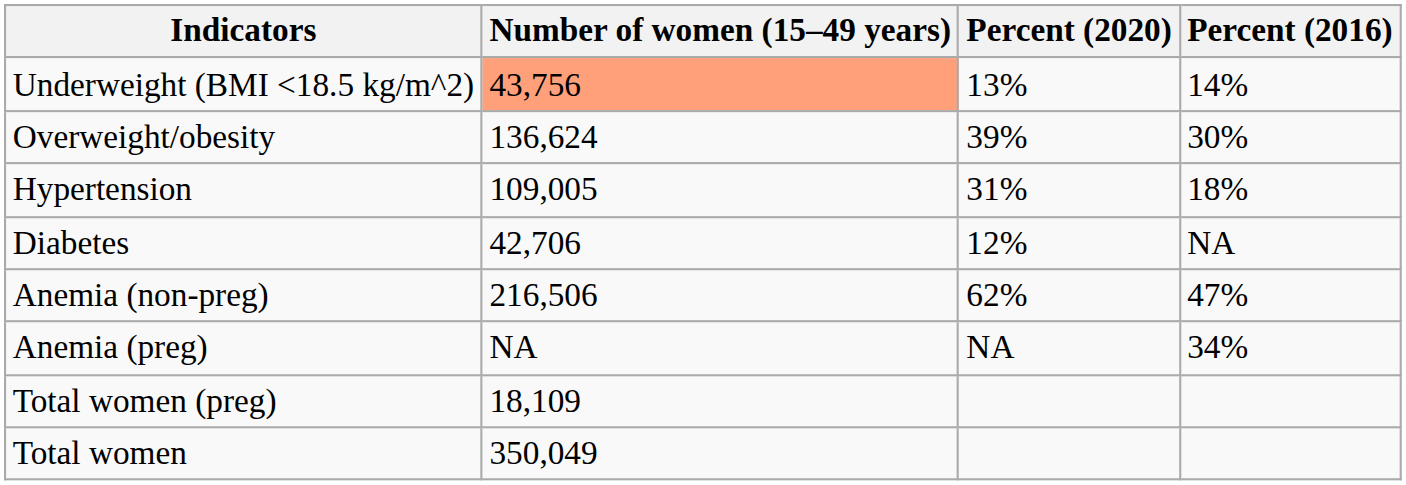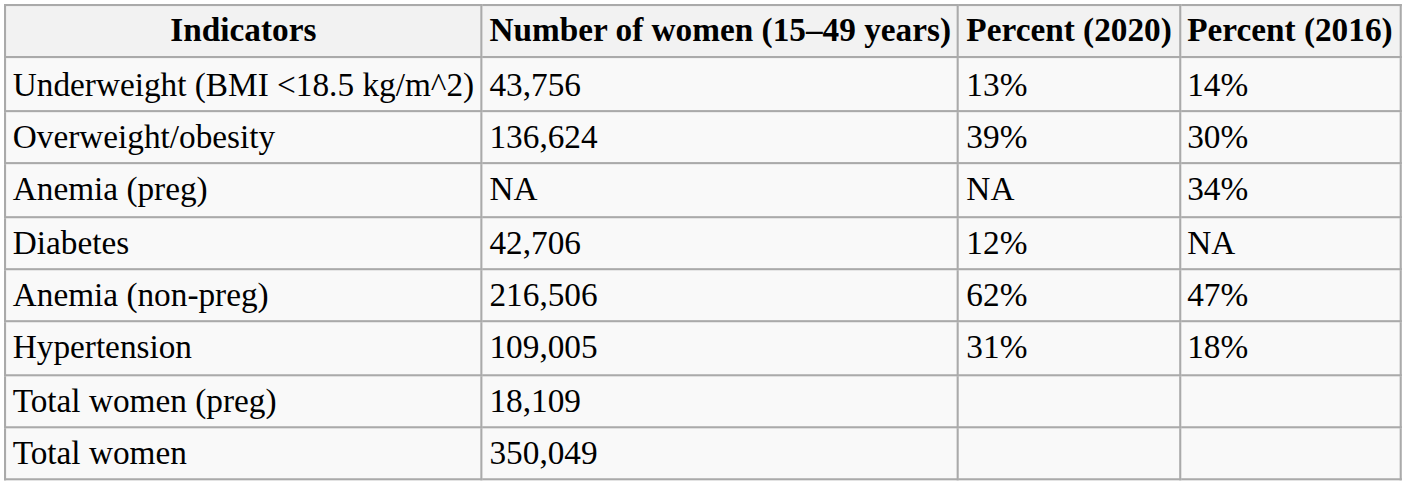(535, 83) lightsalmon background -> (535, 83) no background
rows swapped: (102, 189) <-> (110, 347)
